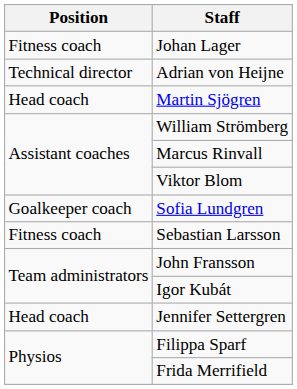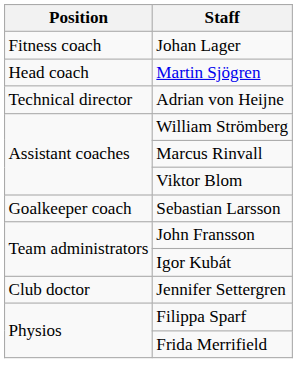rows swapped: (220, 72) <-> (208, 99)
- row: (210, 208)
(55, 235) Fitness coach -> (70, 208) Goalkeeper coach
(49, 316) Head coach -> (49, 289) Club doctor
